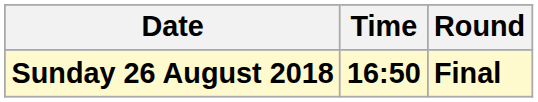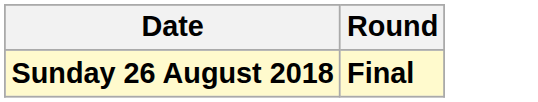- column: (384, 27)
